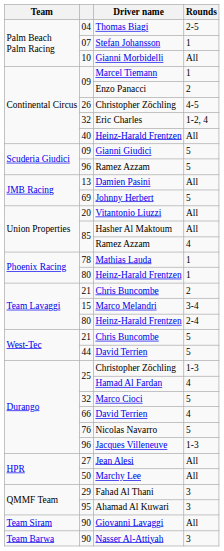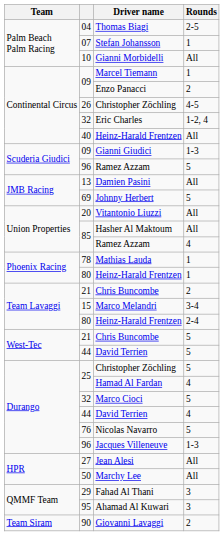(188, 151) 5 -> (192, 151) 1-3
(192, 367) 1-3 -> (188, 367) 5
(86, 414) 66 -> (86, 414) 44
(192, 522) All -> (188, 522) 2
- row: (30, 538)
